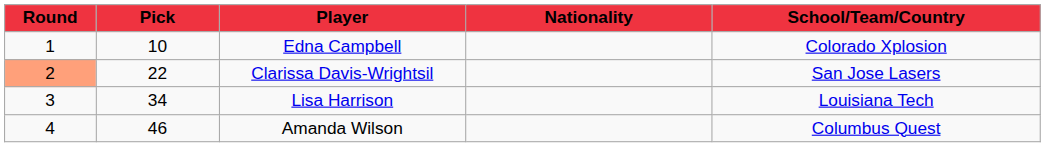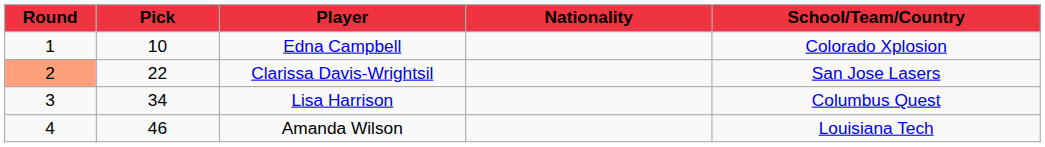(876, 100) Louisiana Tech -> (876, 100) Columbus Quest
(876, 127) Columbus Quest -> (876, 127) Louisiana Tech
